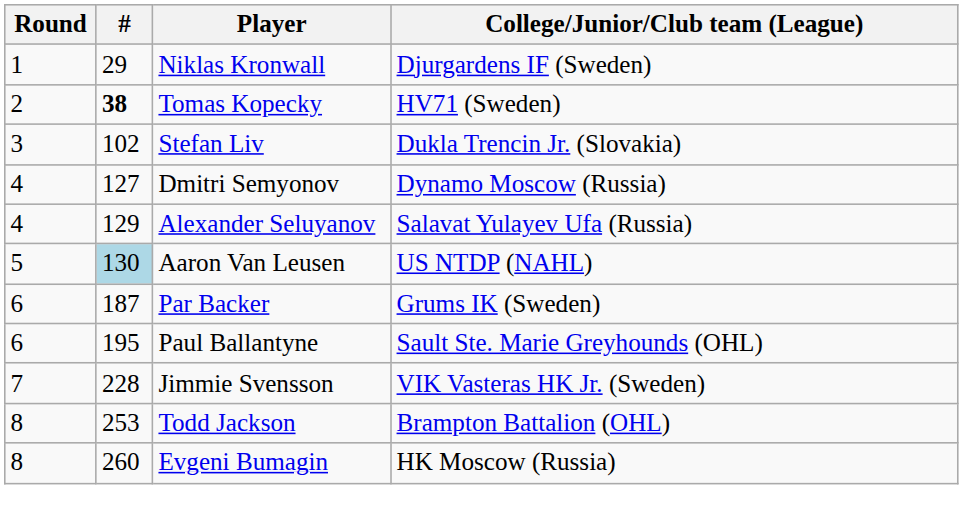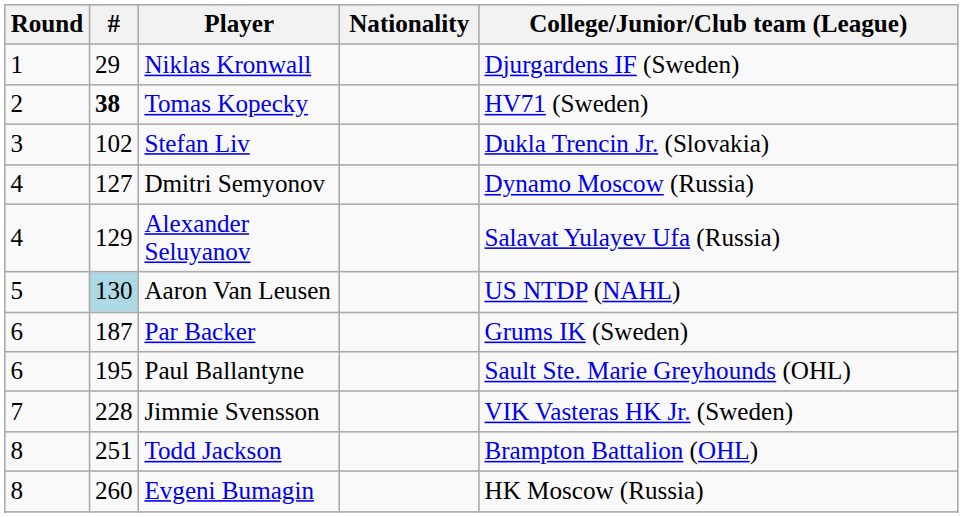+ column: (409, 24)
(121, 422) 253 -> (114, 451) 251
